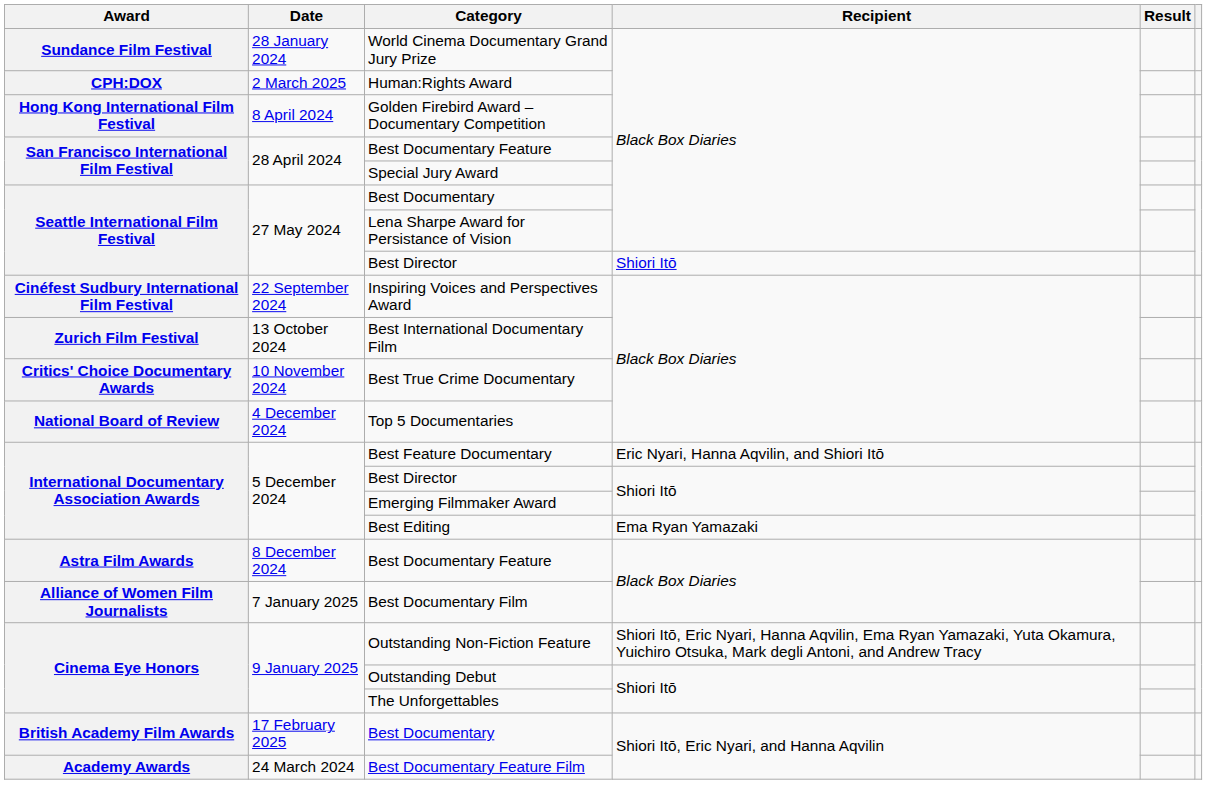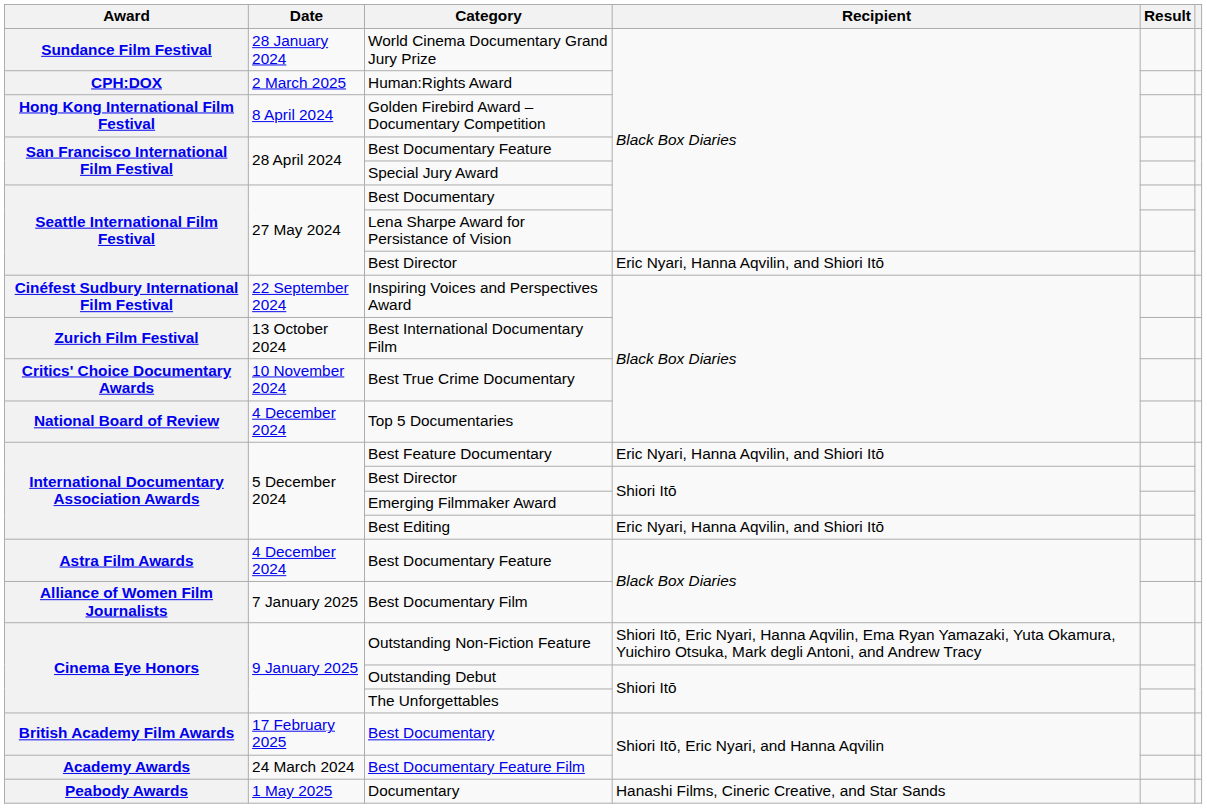(646, 263) Shiori Itō -> (750, 263) Eric Nyari, Hanna Aqvilin, and Shiori Itō
(687, 527) Ema Ryan Yamazaki -> (750, 527) Eric Nyari, Hanna Aqvilin, and Shiori Itō
(294, 560) 8 December 2024 -> (294, 560) 4 December 2024
+ row: (127, 791)
